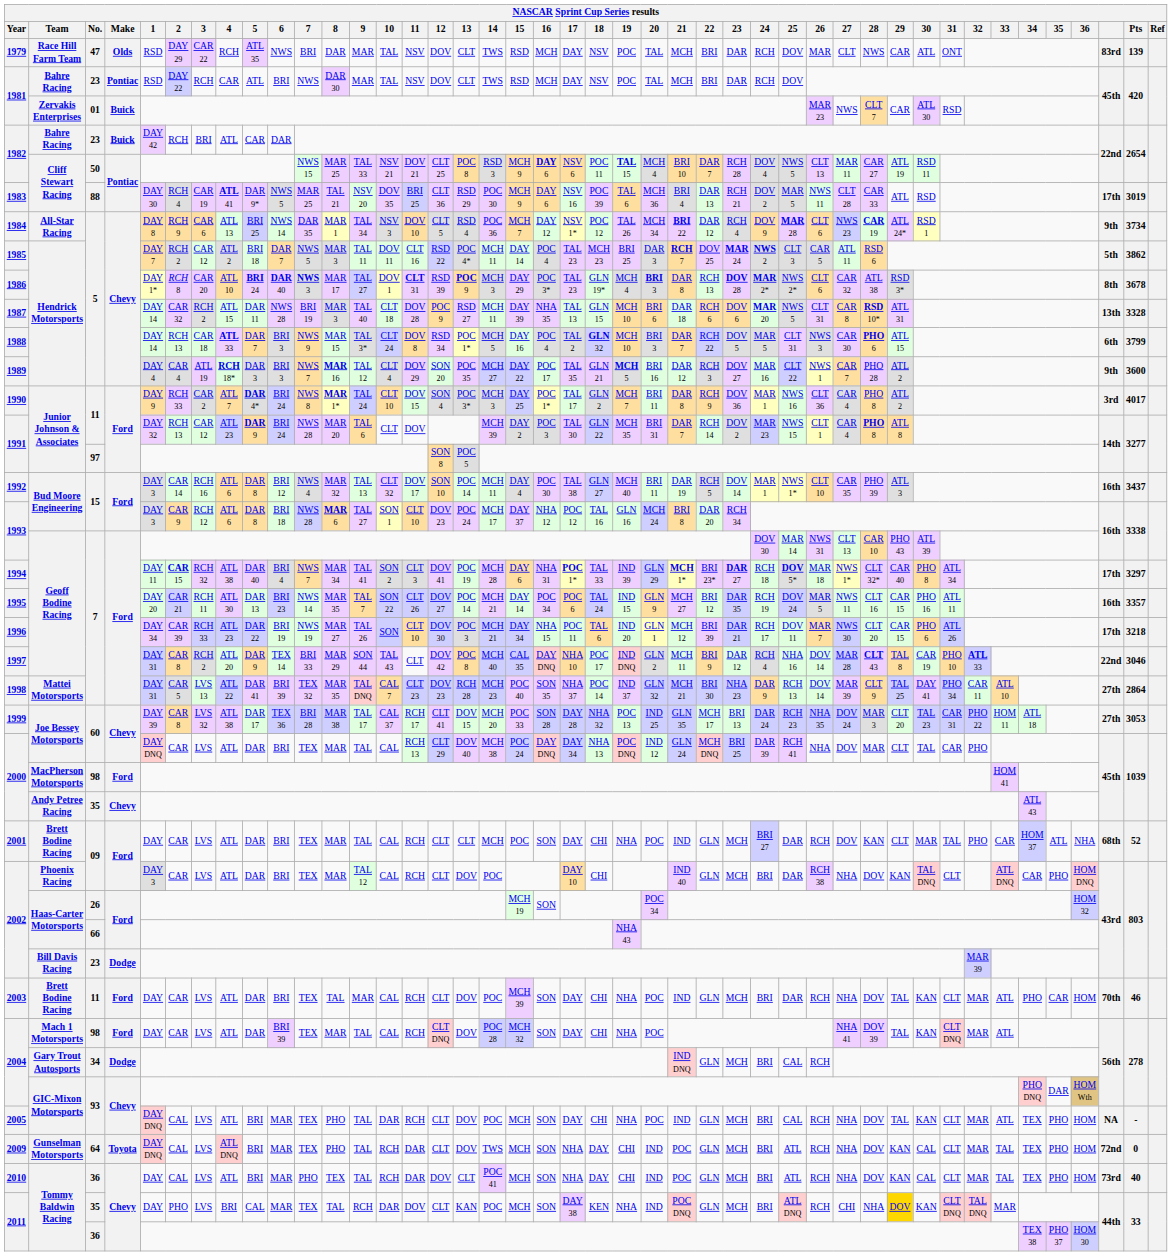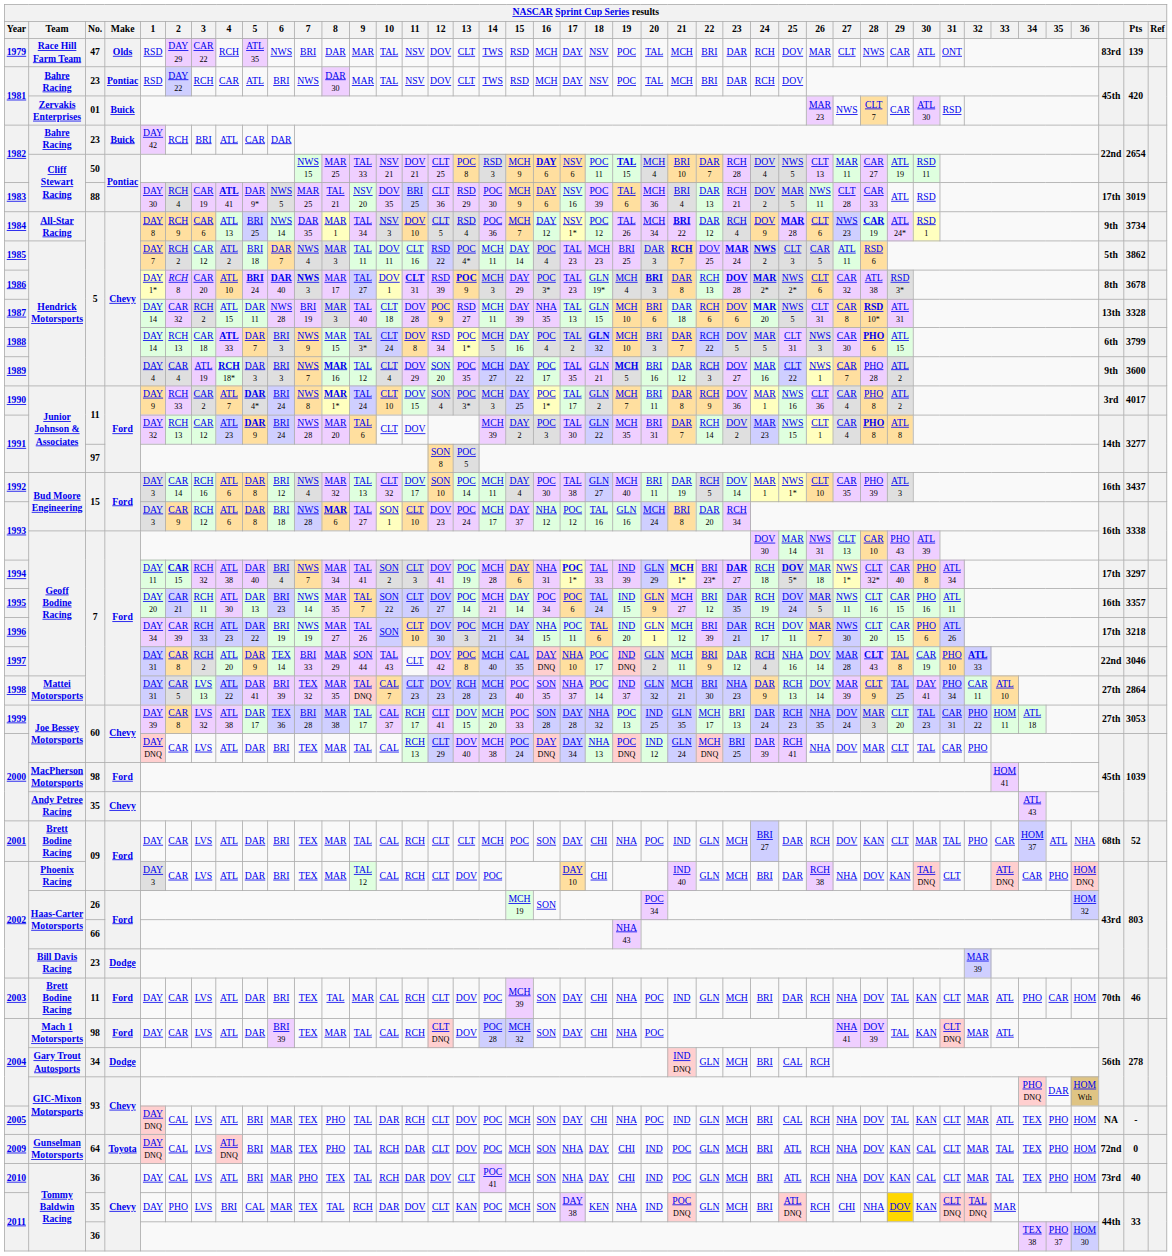(308, 255) NWS 5 -> (308, 255) NWS 4
(493, 1149) TWS -> (493, 1149) POC
